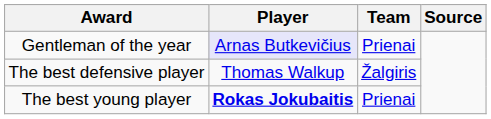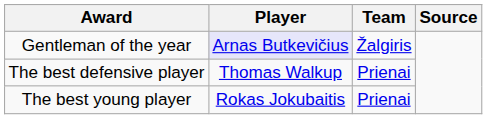(389, 45) Prienai -> (384, 45) Žalgiris
(389, 72) Žalgiris -> (384, 72) Prienai
(283, 99) bold -> (280, 99) normal
